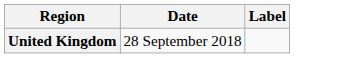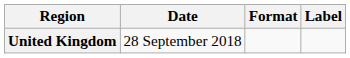+ column: (273, 16)
